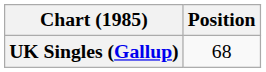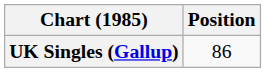(222, 51) 68 -> (222, 51) 86
